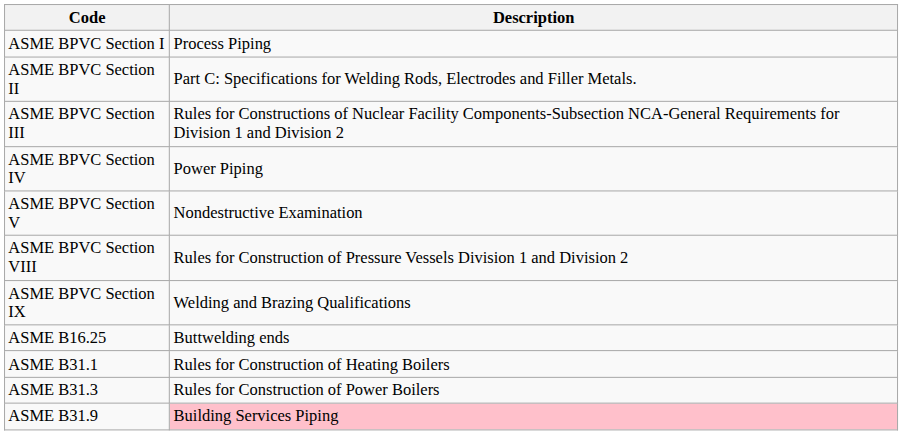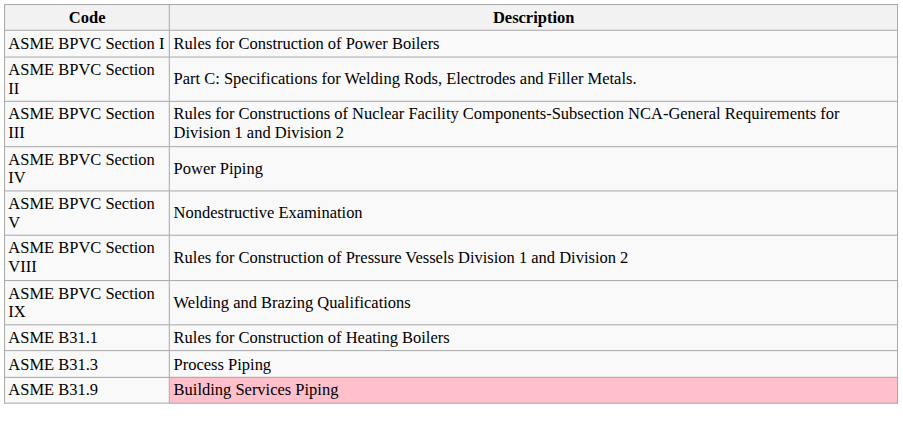(222, 43) Process Piping -> (307, 43) Rules for Construction of Power Boilers
- row: (57, 337)
(307, 390) Rules for Construction of Power Boilers -> (222, 364) Process Piping
